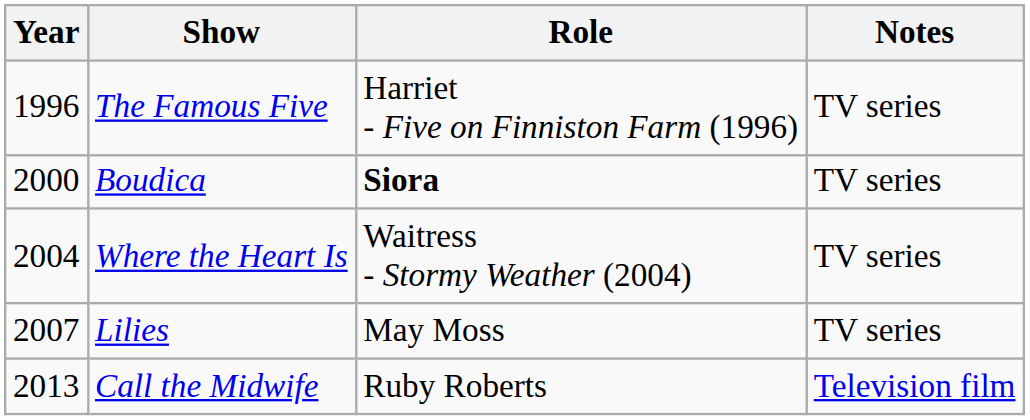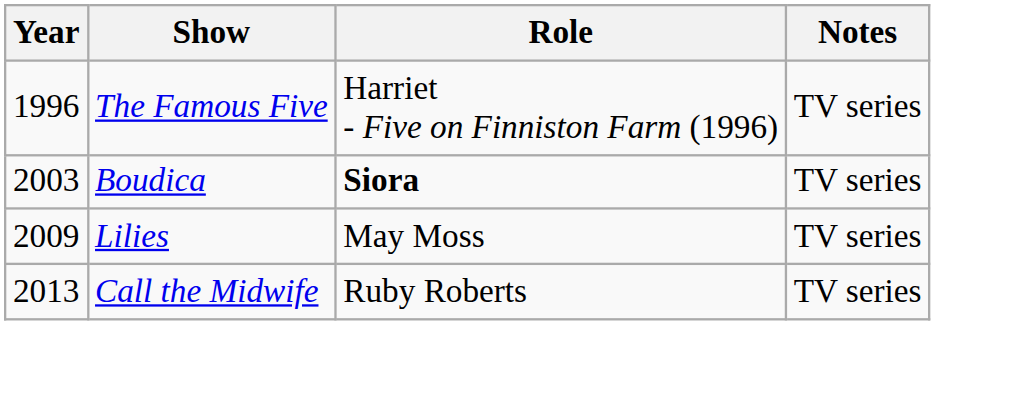(46, 181) 2000 -> (46, 181) 2003
- row: (221, 255)
(46, 330) 2007 -> (46, 236) 2009
(915, 385) Television film -> (858, 291) TV series
